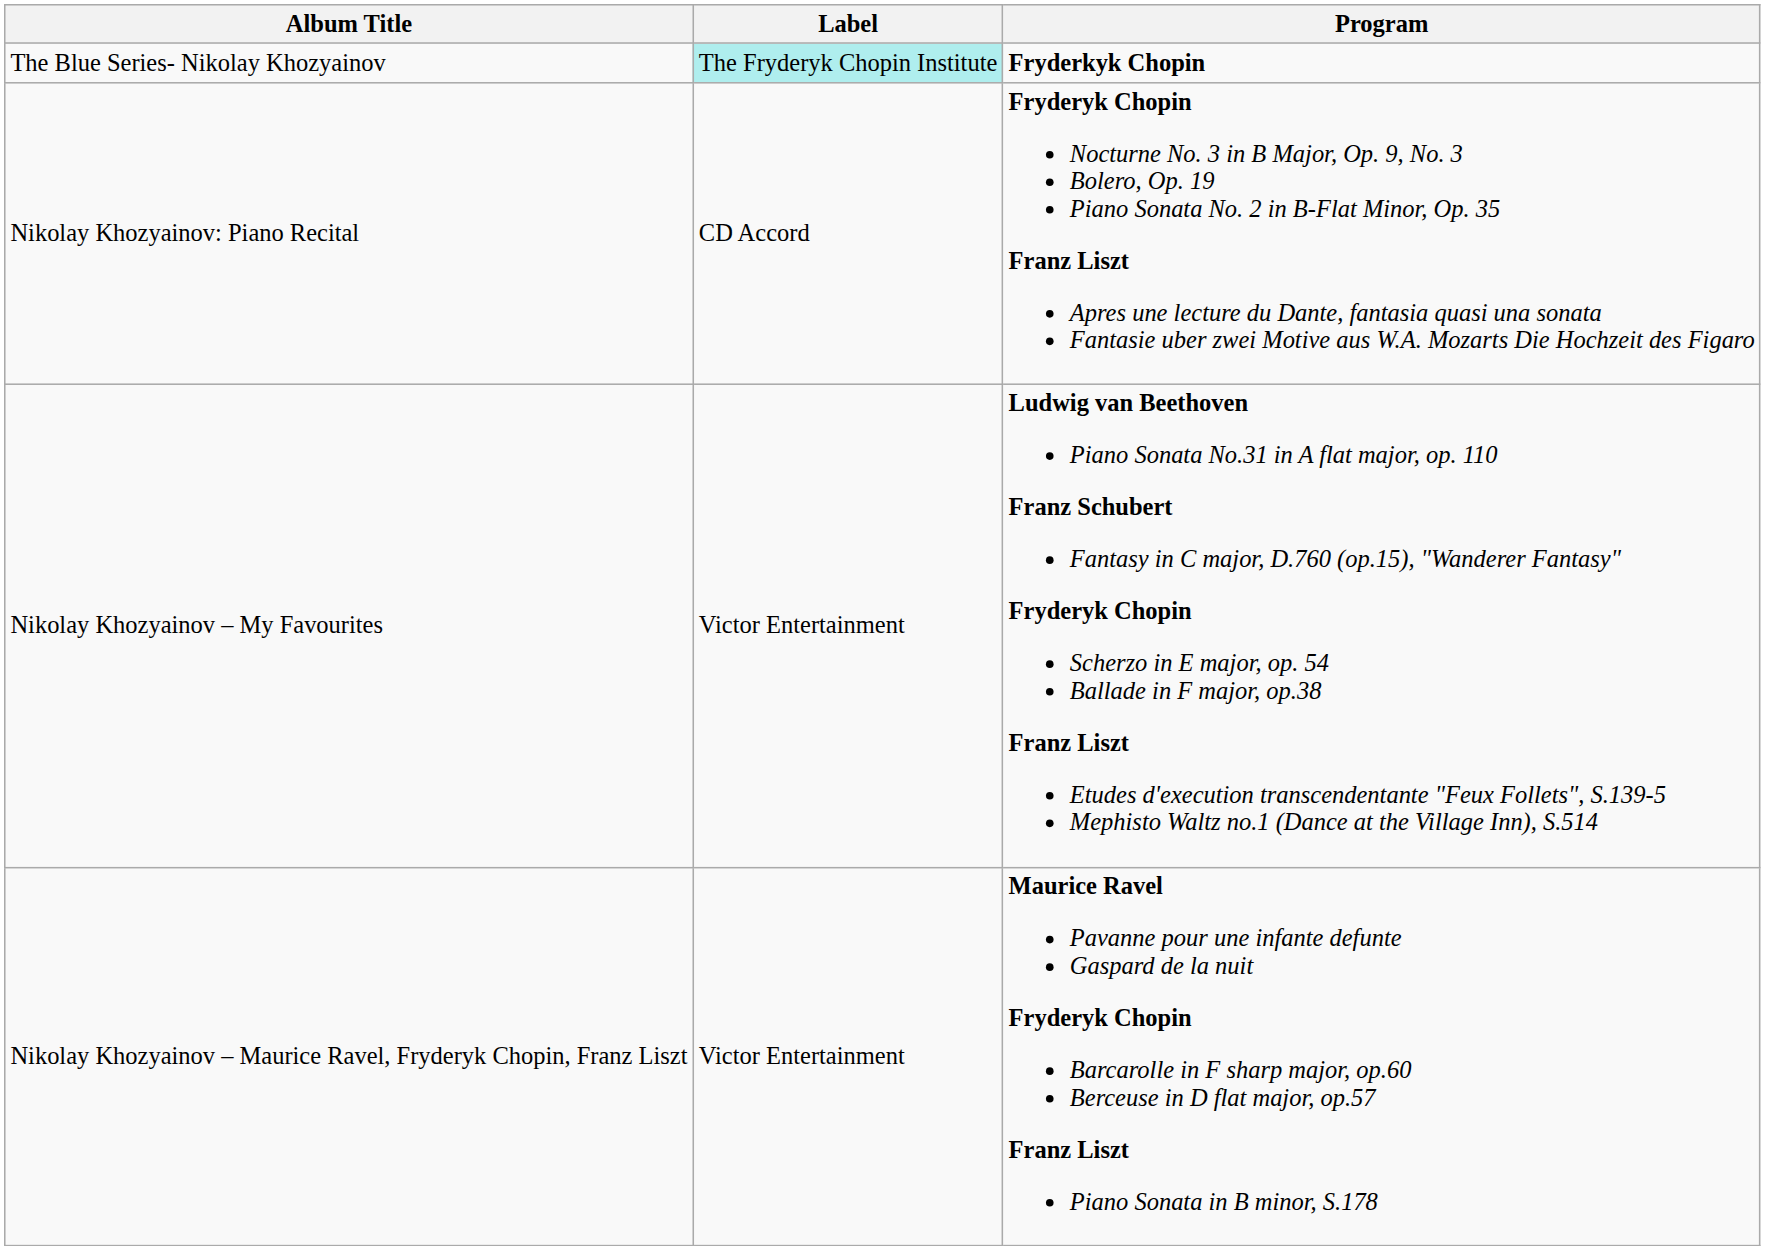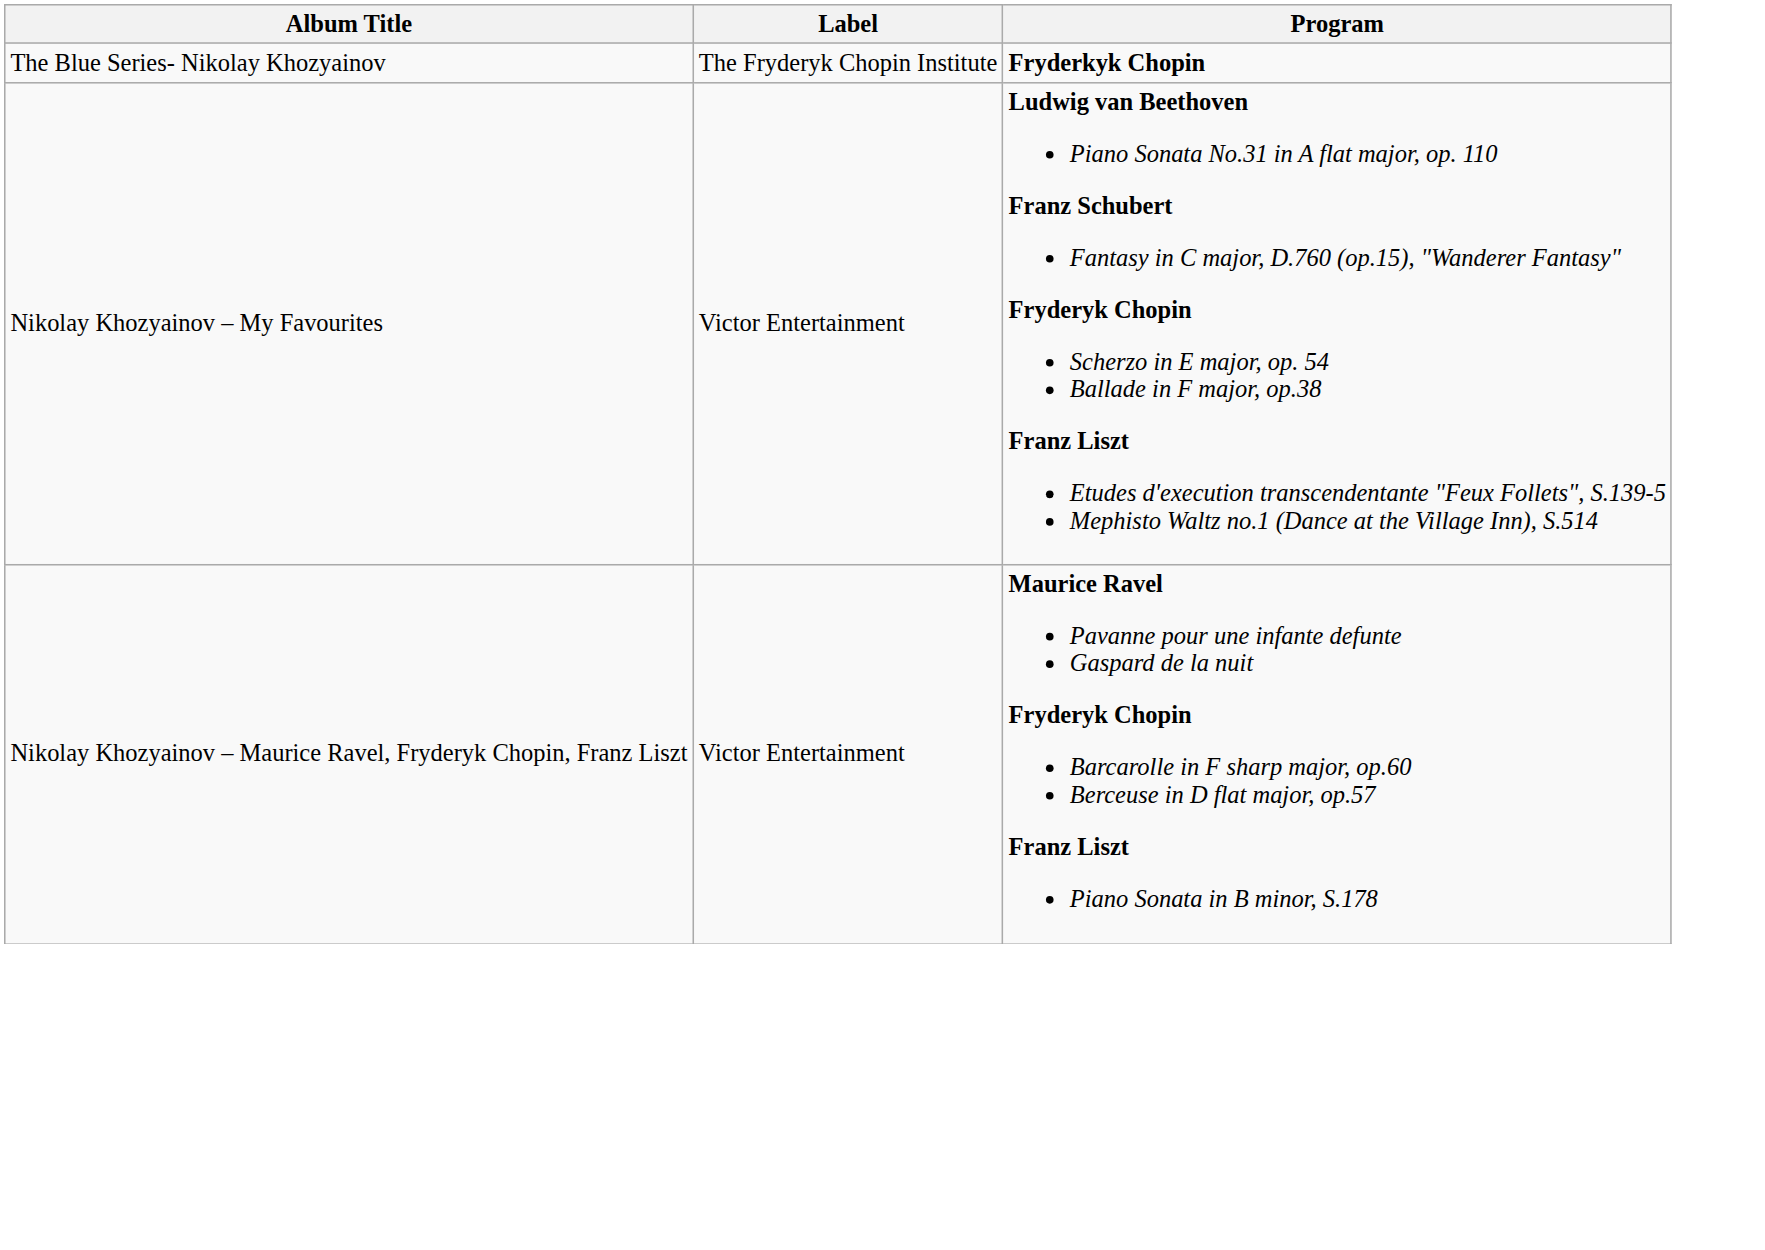(848, 62) paleturquoise background -> (848, 62) no background
- row: (185, 233)
